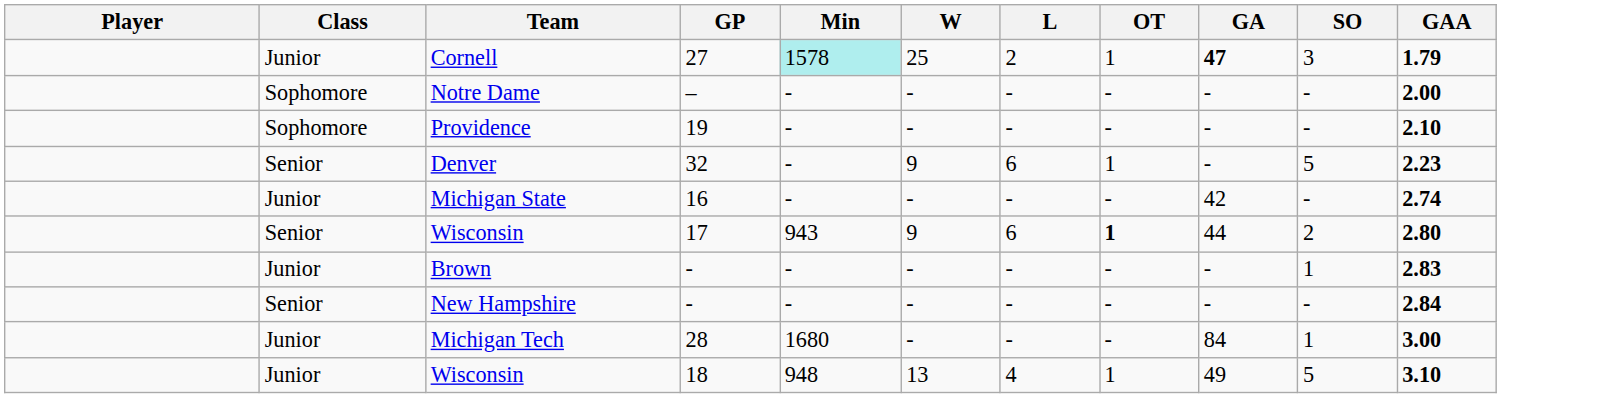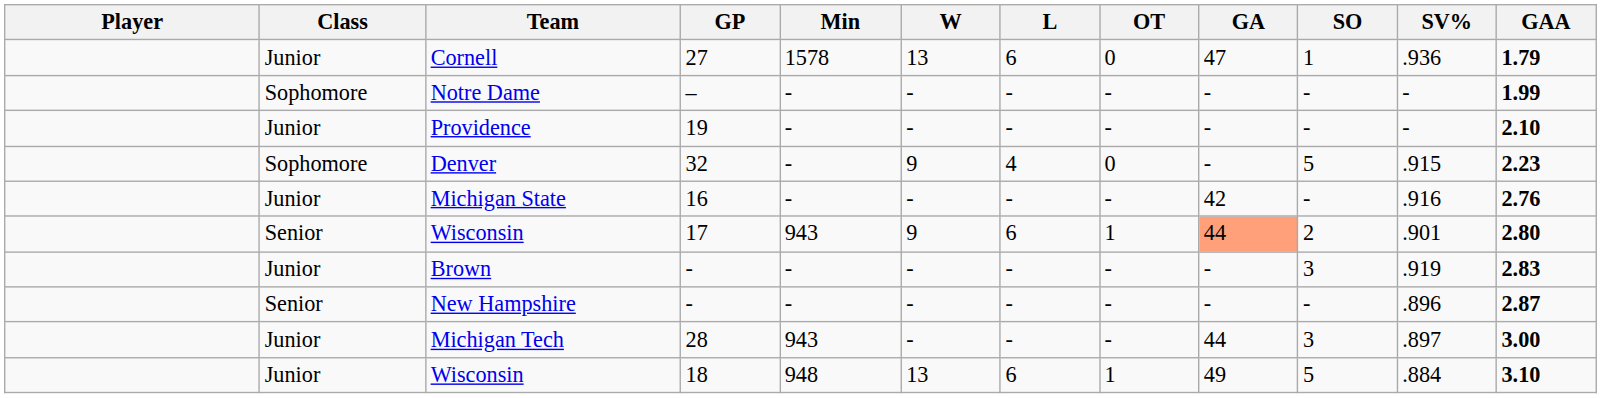+ column: (1447, 22)
(807, 57) paleturquoise background -> (807, 57) no background
(917, 57) 25 -> (917, 57) 13
(1011, 57) 2 -> (1011, 57) 6
(1110, 57) 1 -> (1110, 57) 0
(1215, 57) bold -> (1215, 57) normal
(1309, 57) 3 -> (1309, 57) 1
(1422, 92) 2.00 -> (1521, 92) 1.99
(316, 127) Sophomore -> (293, 127) Junior
(294, 163) Senior -> (316, 163) Sophomore
(1011, 163) 6 -> (1011, 163) 4
(1110, 163) 1 -> (1110, 163) 0
(1422, 198) 2.74 -> (1521, 198) 2.76
(1110, 233) bold -> (1110, 233) normal
(1215, 233) no background -> (1215, 233) lightsalmon background
(1309, 269) 1 -> (1309, 269) 3
(1422, 304) 2.84 -> (1521, 304) 2.87
(807, 339) 1680 -> (801, 339) 943
(1215, 339) 84 -> (1215, 339) 44
(1309, 339) 1 -> (1309, 339) 3
(1011, 374) 4 -> (1011, 374) 6
